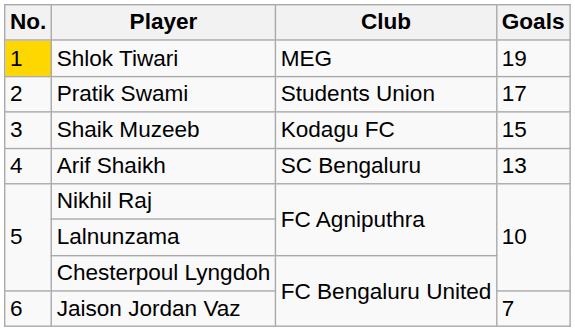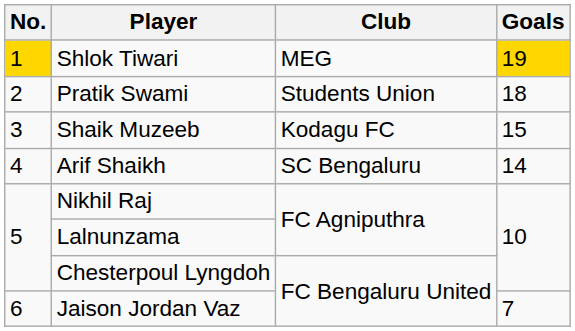(514, 58) no background -> (514, 58) gold background
(514, 93) 17 -> (514, 93) 18
(514, 165) 13 -> (514, 165) 14
